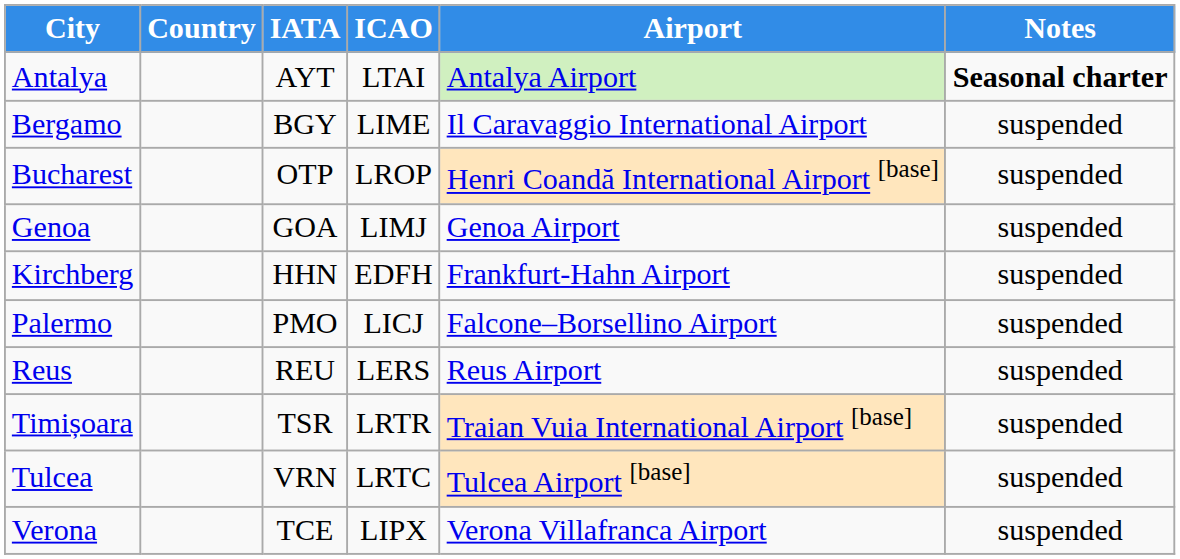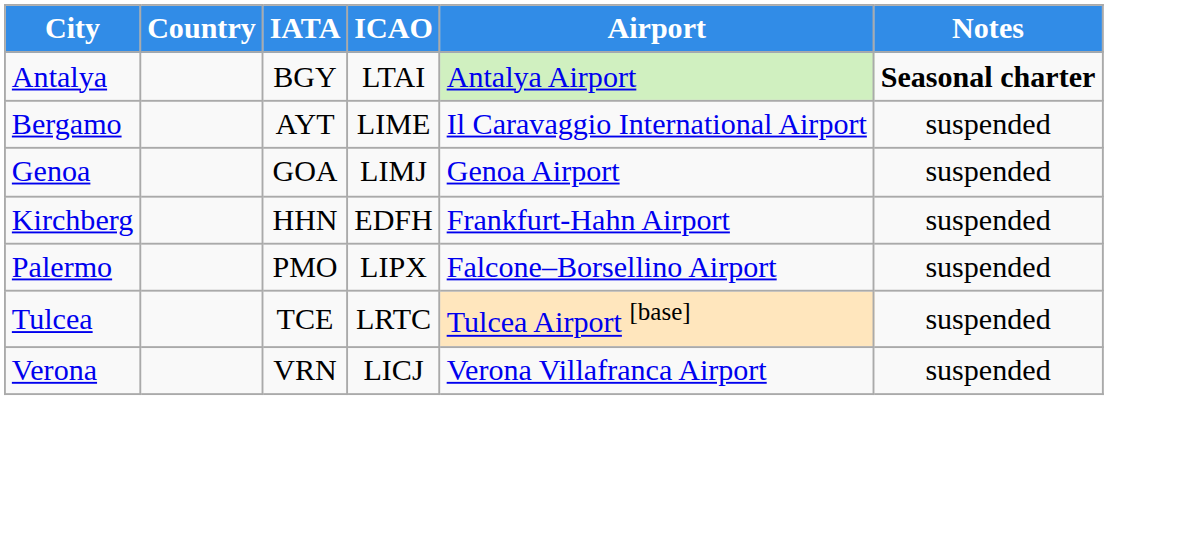(305, 76) AYT -> (305, 76) BGY
(305, 123) BGY -> (305, 123) AYT
- row: (72, 175)
(394, 322) LICJ -> (394, 266) LIPX
- row: (42, 370)
- row: (72, 422)
(305, 478) VRN -> (305, 318) TCE
(305, 529) TCE -> (305, 370) VRN
(394, 529) LIPX -> (394, 370) LICJ
